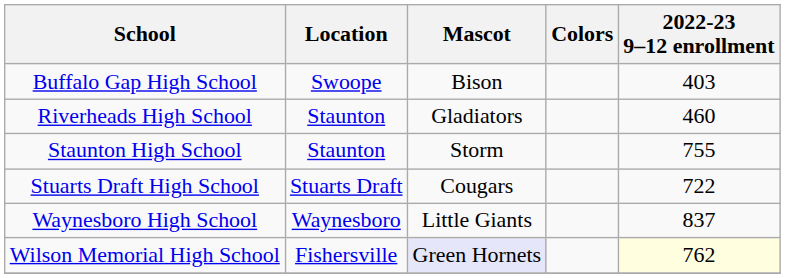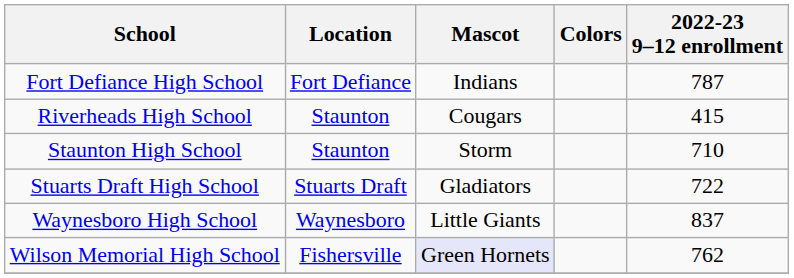- row: (145, 81)
+ row: (145, 81)
(477, 116) Gladiators -> (485, 116) Cougars
(699, 116) 460 -> (707, 116) 415
(699, 150) 755 -> (707, 150) 710
(477, 185) Cougars -> (485, 185) Gladiators
(699, 255) lightyellow background -> (707, 255) no background
